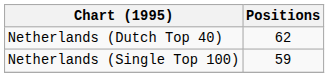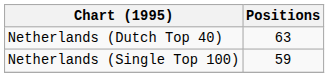(283, 38) 62 -> (283, 38) 63
